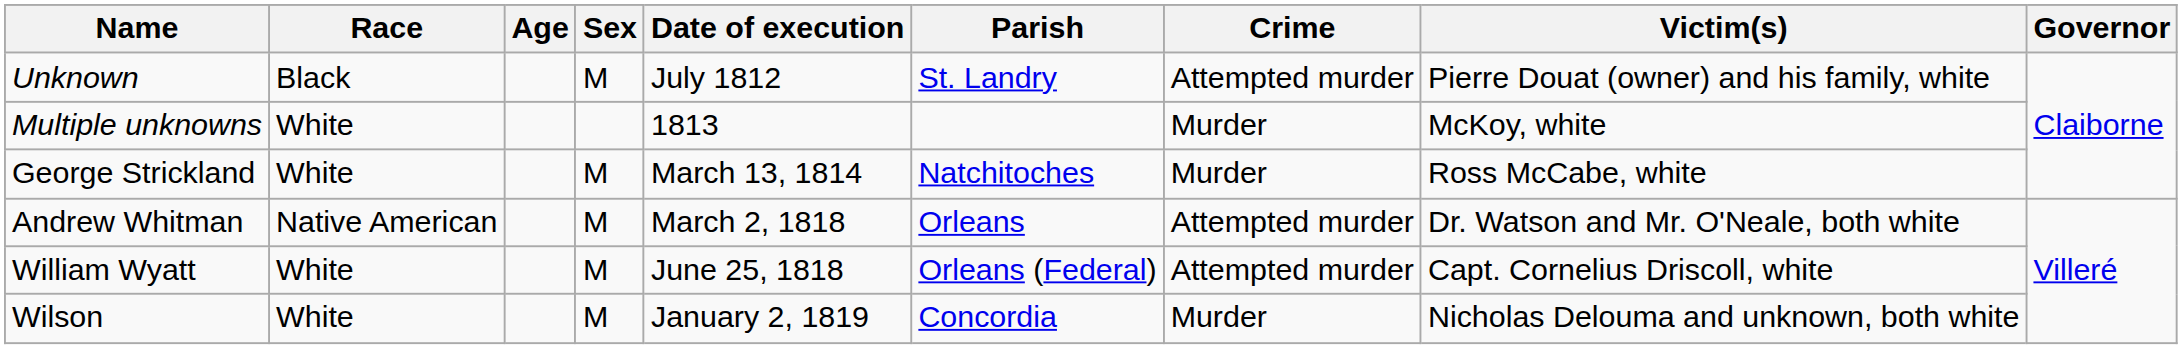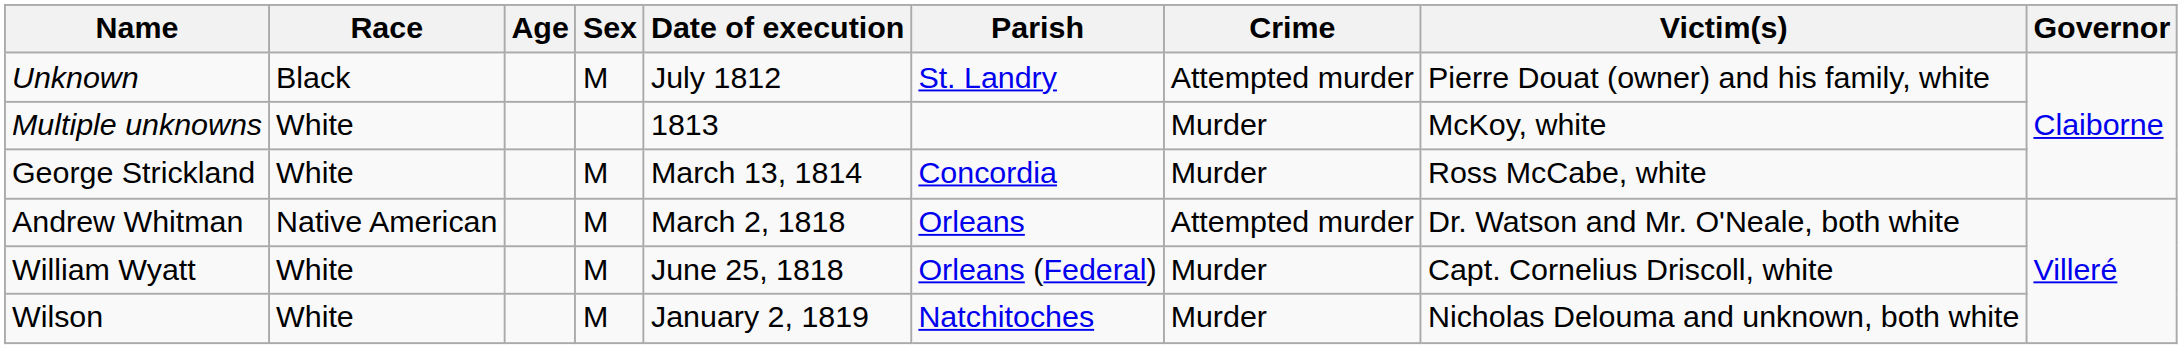(1006, 173) Natchitoches -> (988, 173) Concordia
(1292, 269) Attempted murder -> (1219, 269) Murder
(988, 317) Concordia -> (1006, 317) Natchitoches
